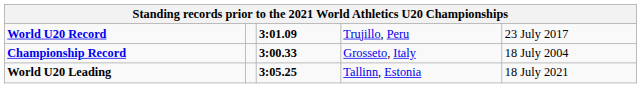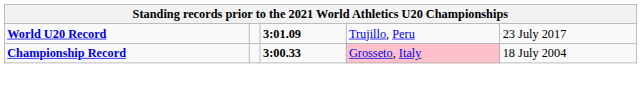(380, 53) no background -> (385, 53) pink background
- row: (59, 72)
